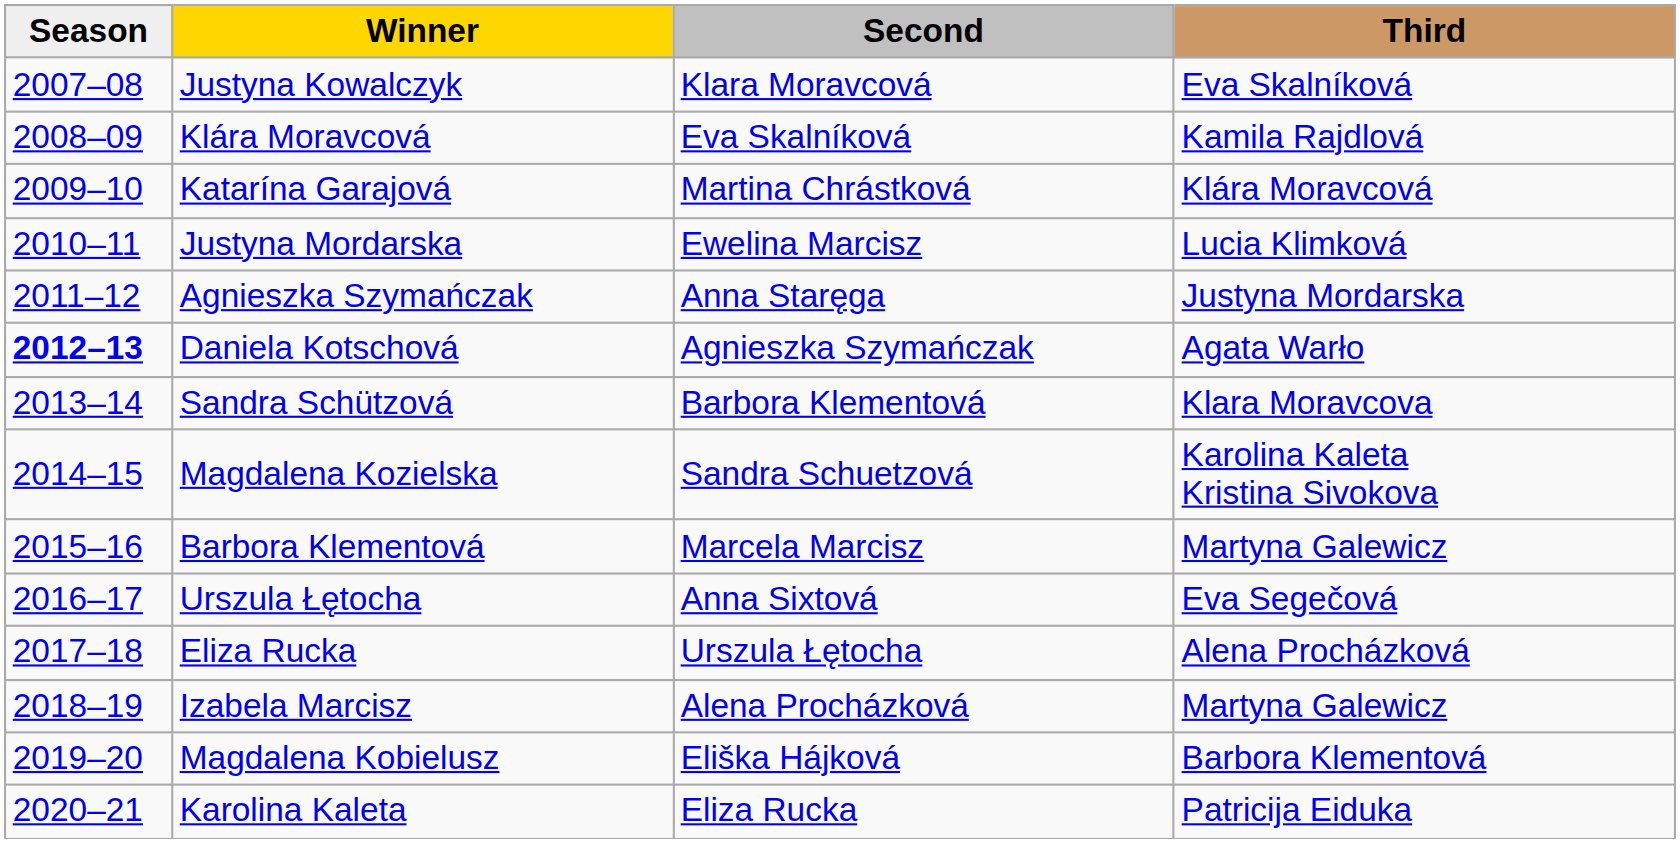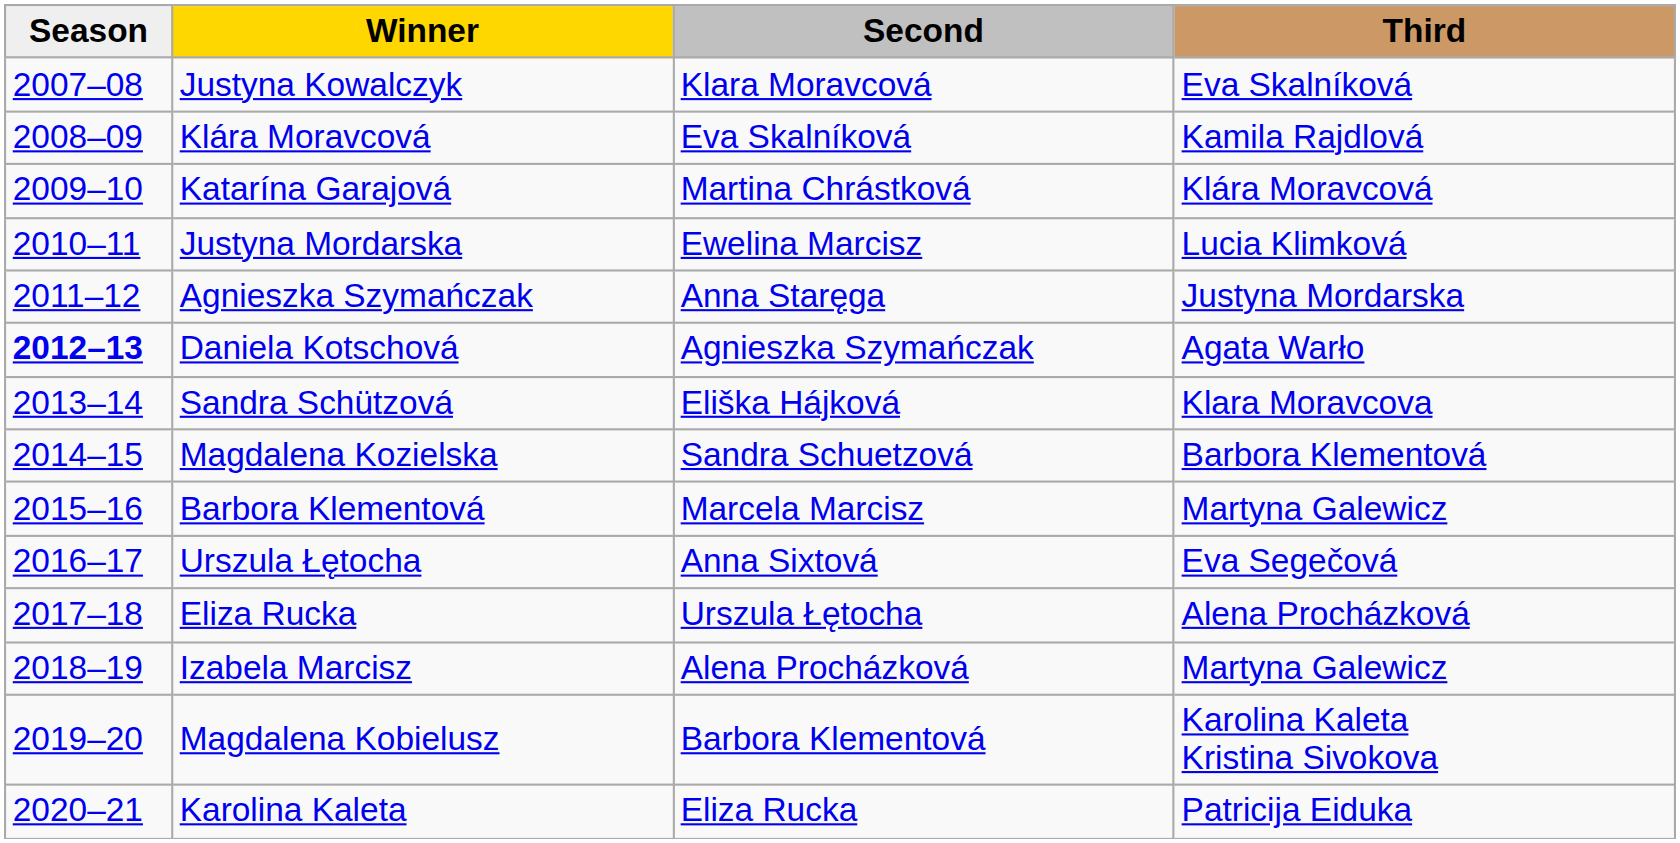(833, 402) Barbora Klementová -> (790, 402) Eliška Hájková
(1310, 474) Karolina Kaleta Kristina Sivokova -> (1334, 455) Barbora Klementová
(790, 758) Eliška Hájková -> (833, 739) Barbora Klementová
(1334, 758) Barbora Klementová -> (1310, 739) Karolina Kaleta Kristina Sivokova
